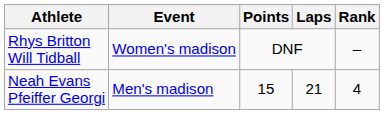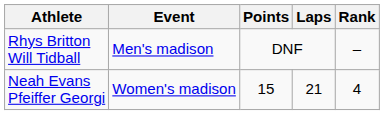(174, 49) Women's madison -> (163, 49) Men's madison
(163, 90) Men's madison -> (174, 90) Women's madison
